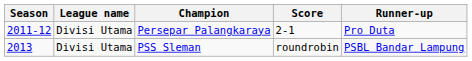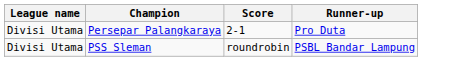- column: (29, 13)
